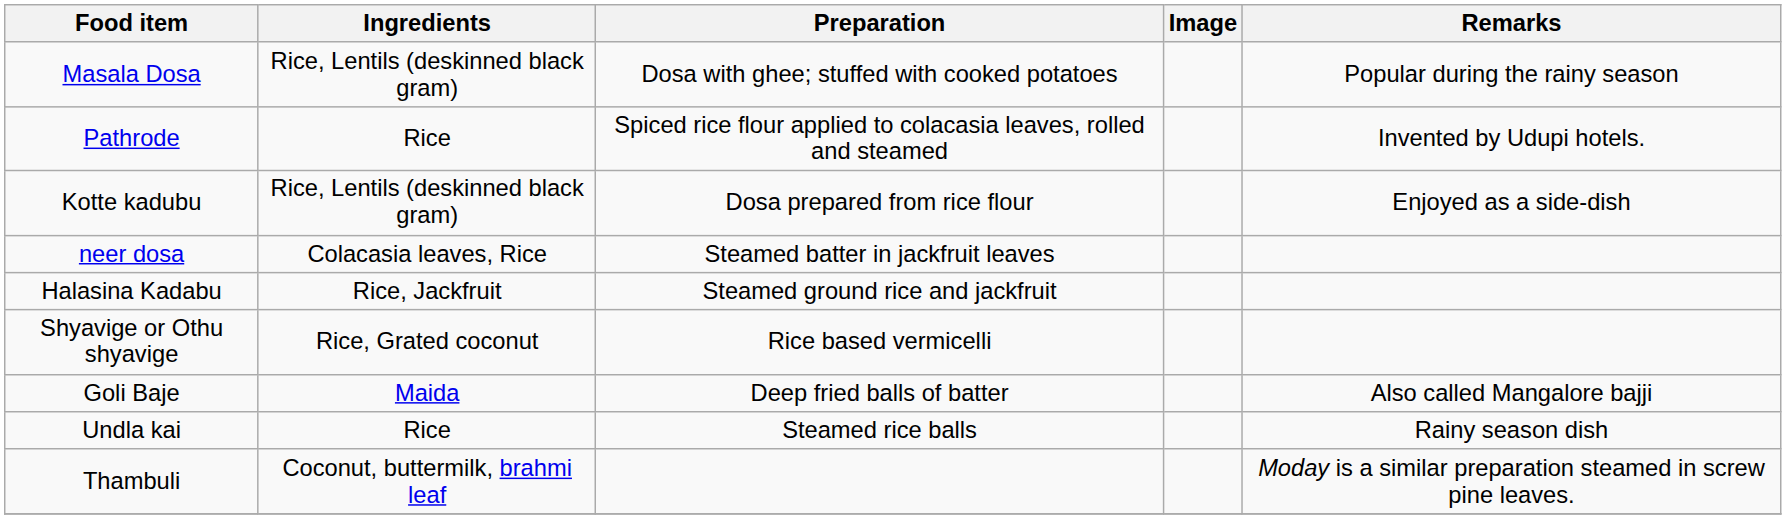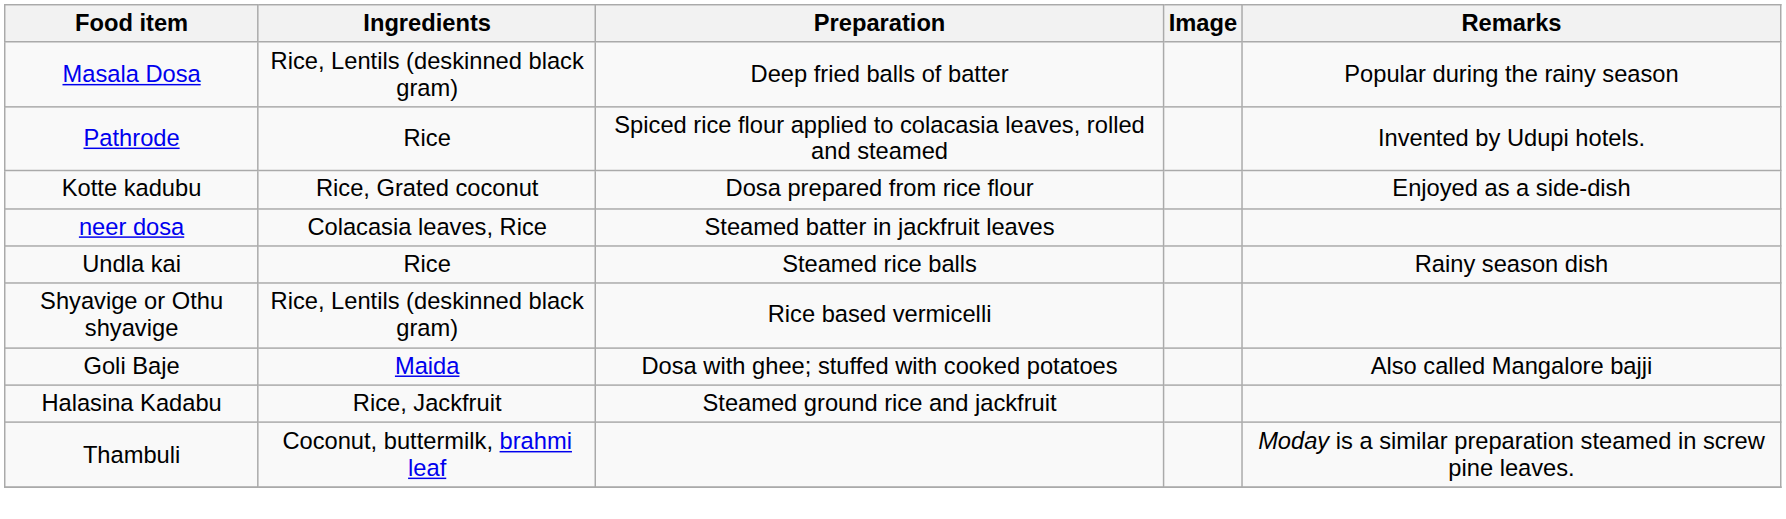(880, 74) Dosa with ghee; stuffed with cooked potatoes -> (880, 74) Deep fried balls of batter
(427, 202) Rice, Lentils (deskinned black gram) -> (427, 189) Rice, Grated coconut
rows swapped: (132, 430) <-> (132, 290)
(427, 341) Rice, Grated coconut -> (427, 315) Rice, Lentils (deskinned black gram)
(880, 392) Deep fried balls of batter -> (880, 366) Dosa with ghee; stuffed with cooked potatoes
